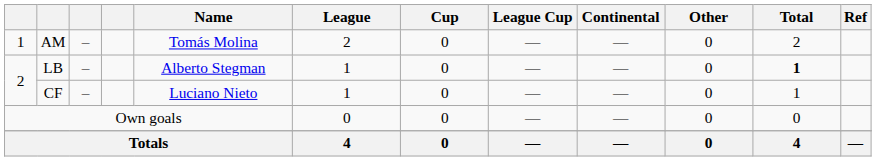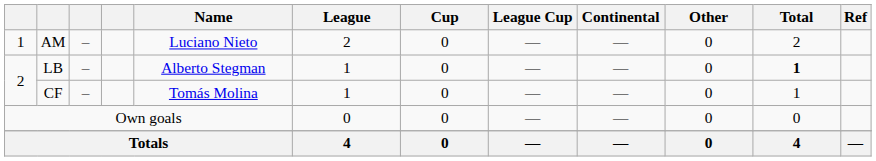(213, 42) Tomás Molina -> (213, 42) Luciano Nieto
(213, 93) Luciano Nieto -> (213, 93) Tomás Molina
